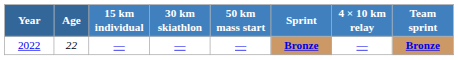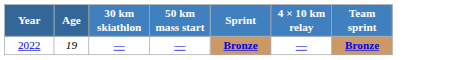- column: (119, 20)
(71, 45) 22 -> (71, 45) 19
